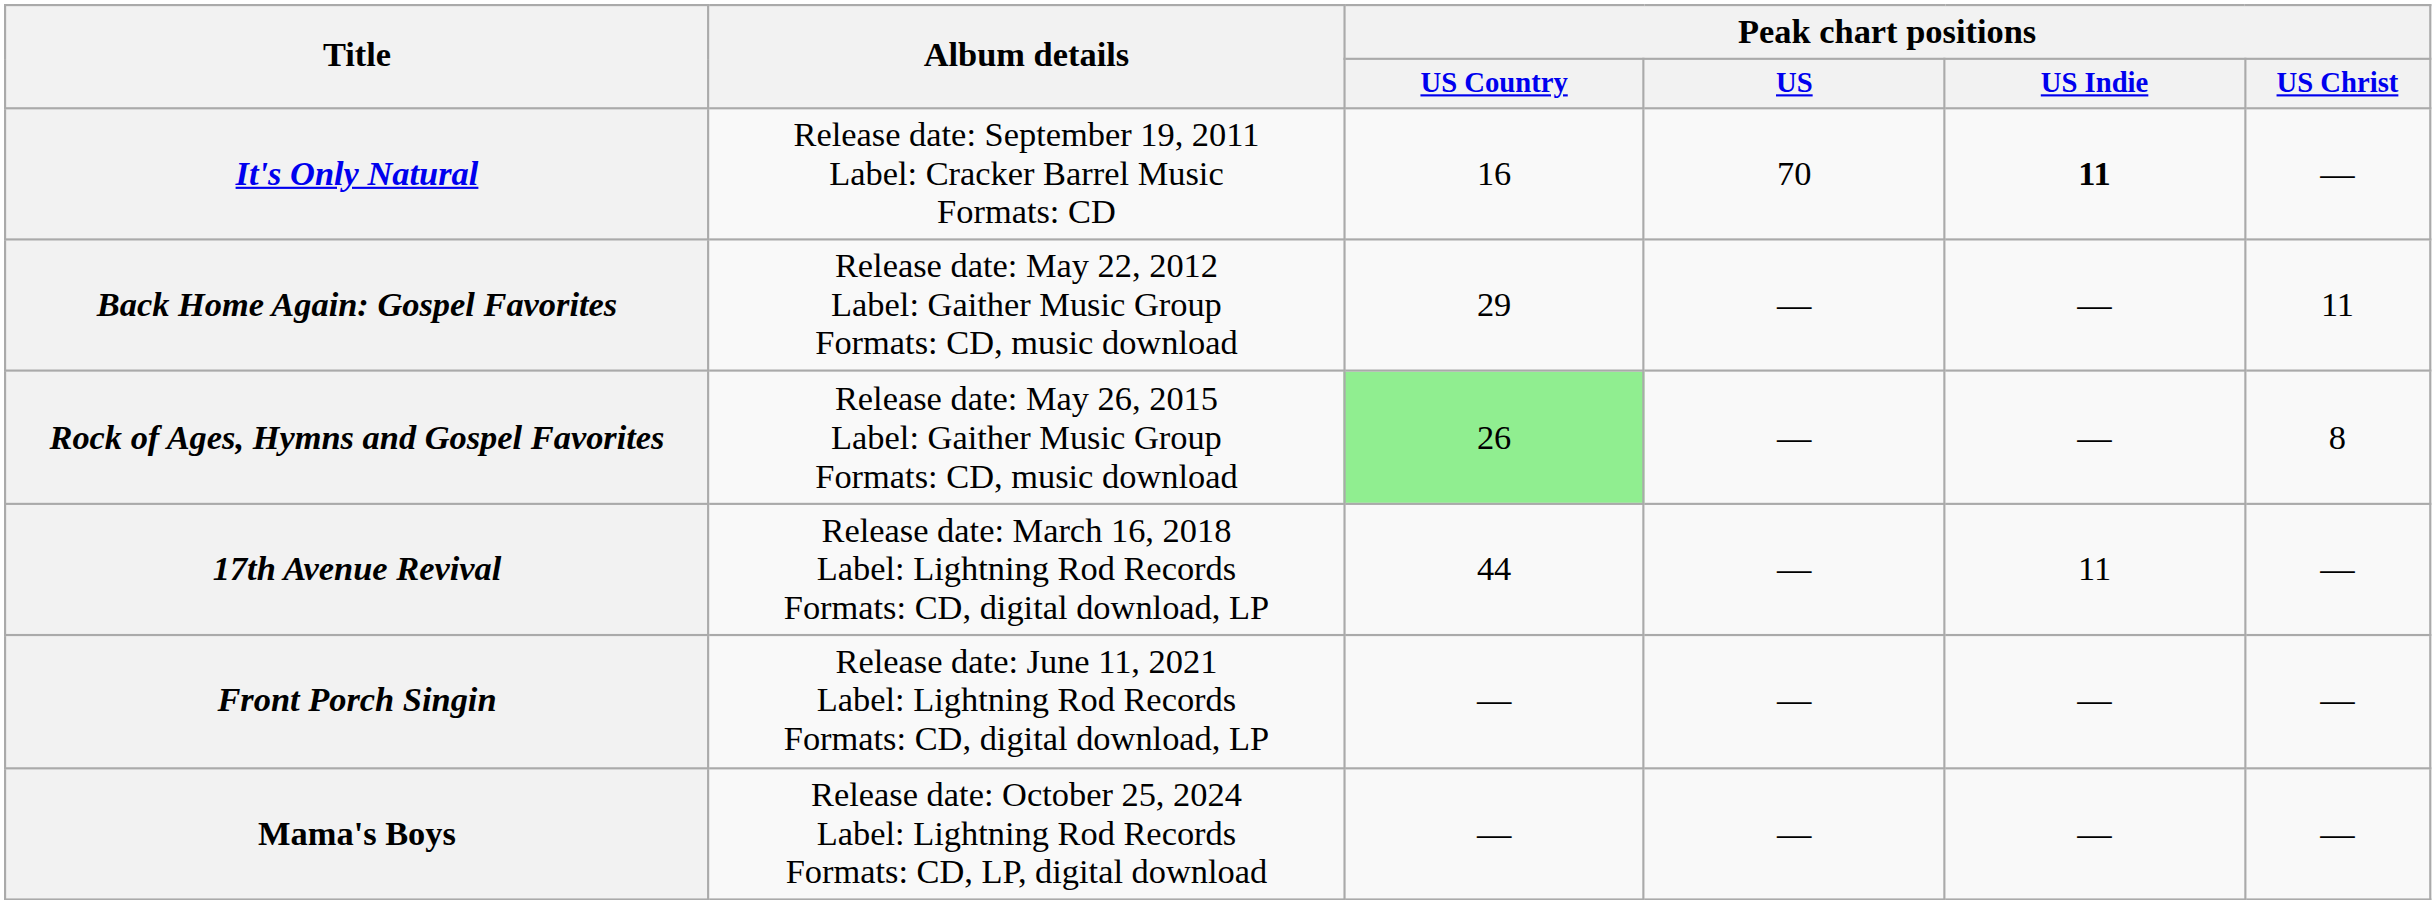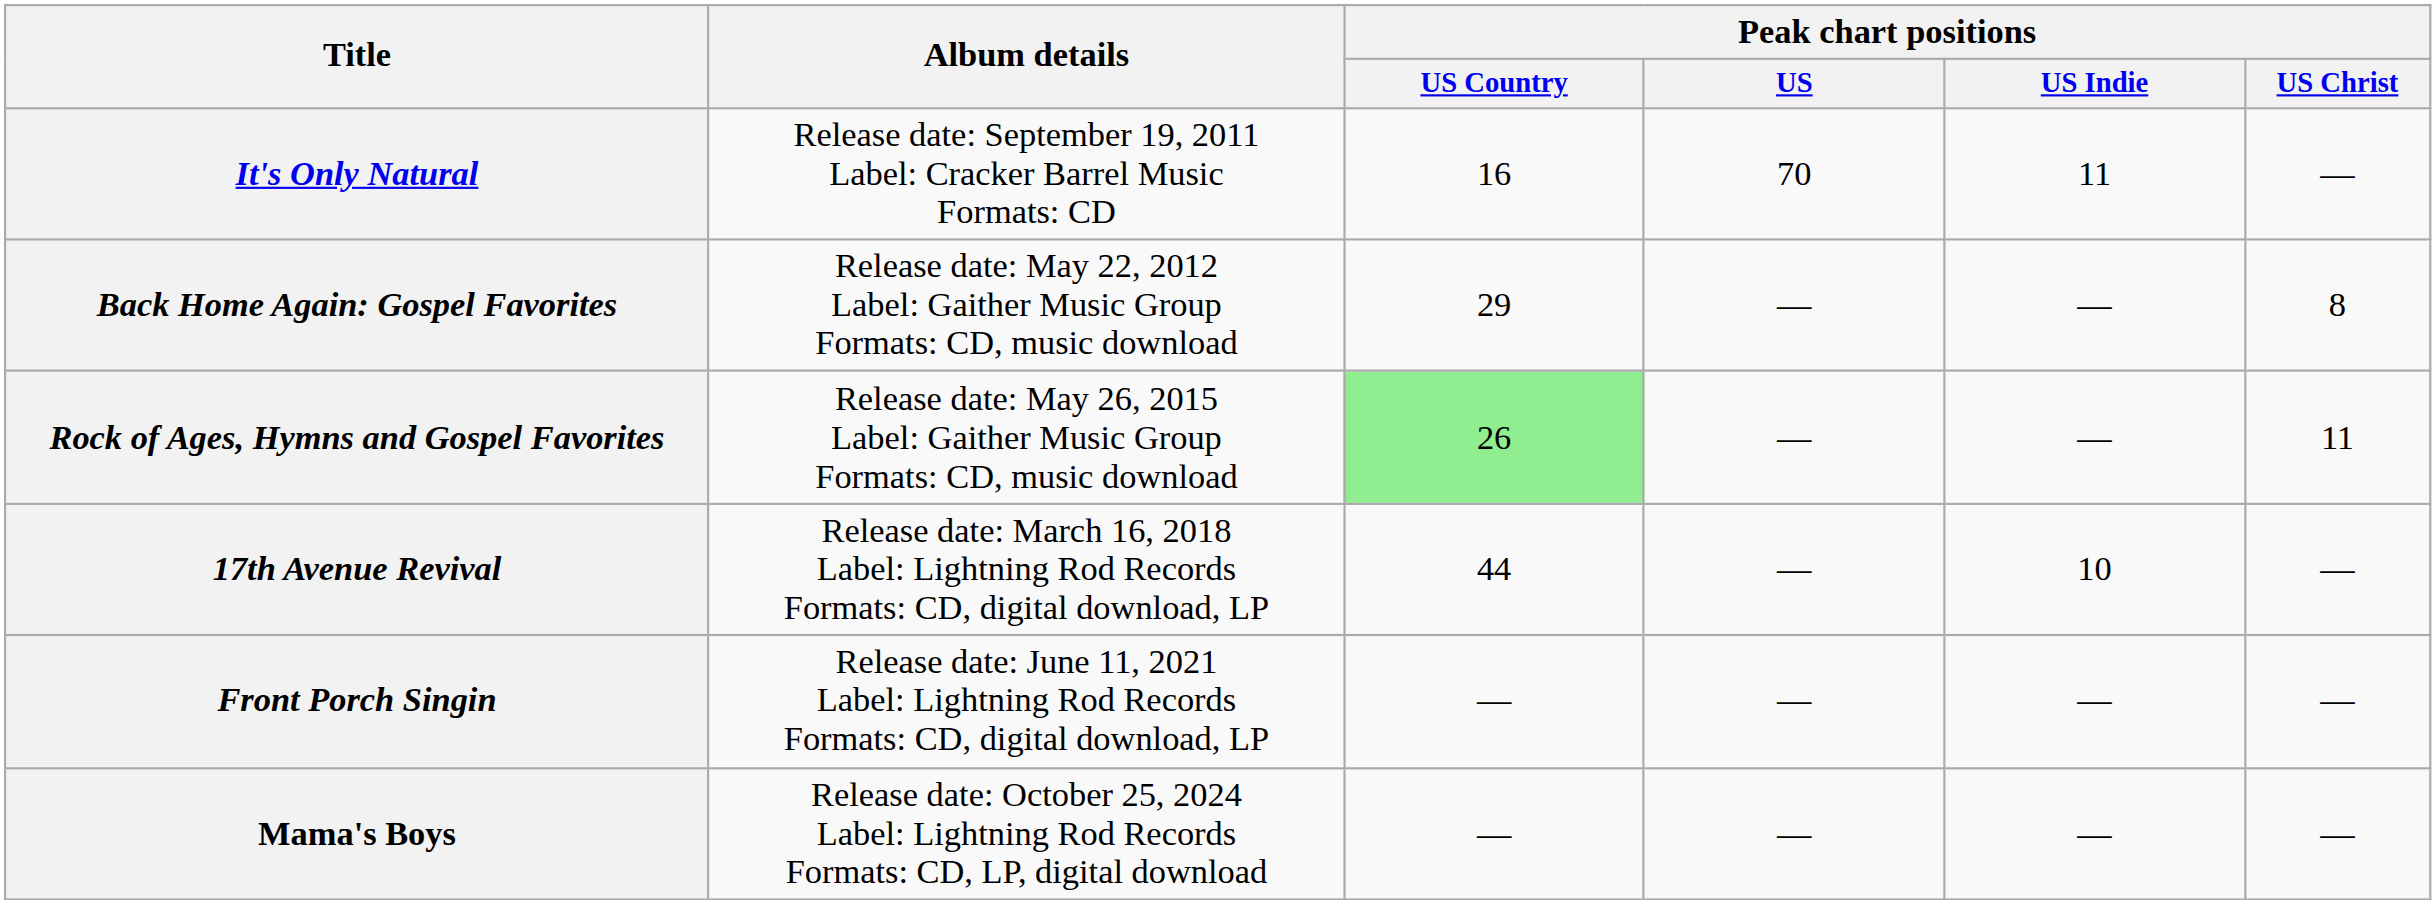(2095, 173) bold -> (2095, 173) normal
(2337, 304) 11 -> (2337, 304) 8
(2337, 436) 8 -> (2337, 436) 11
(2095, 568) 11 -> (2095, 568) 10
